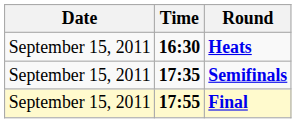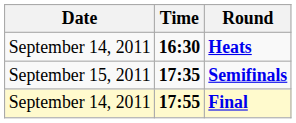(80, 46) September 15, 2011 -> (80, 46) September 14, 2011
(80, 103) September 15, 2011 -> (80, 103) September 14, 2011
